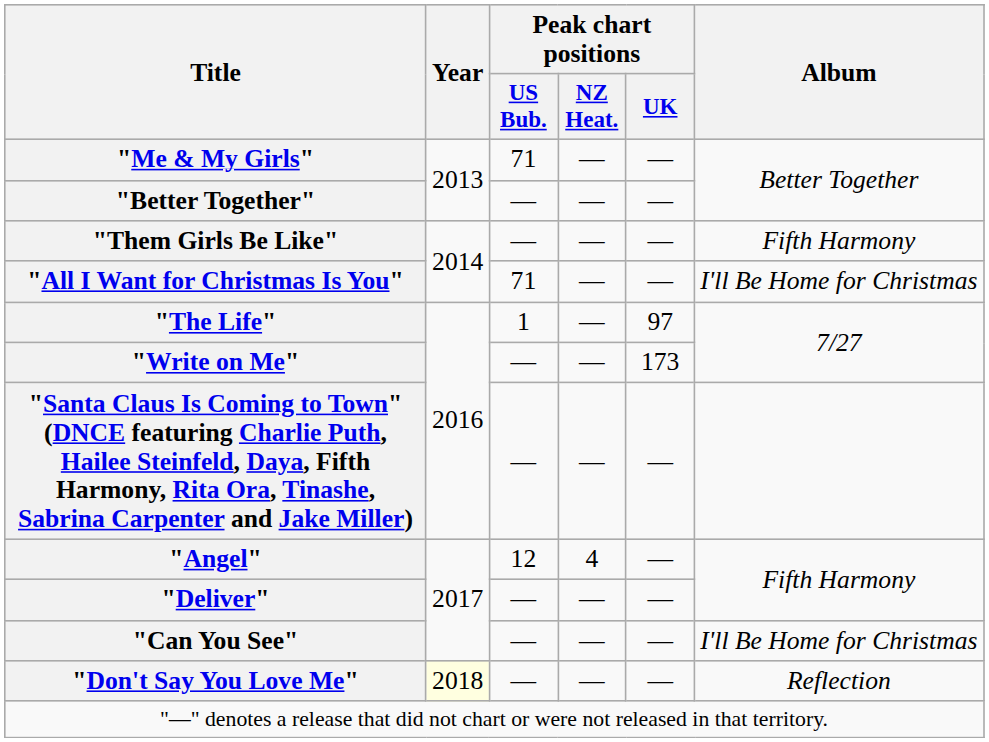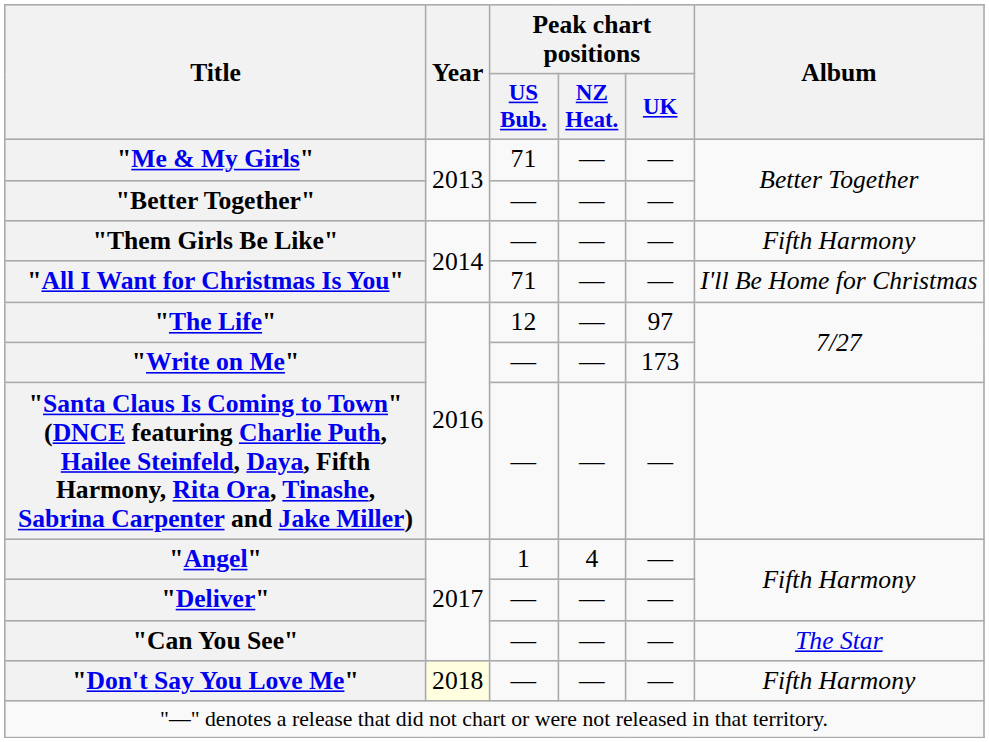(523, 321) 1 -> (523, 321) 12
(523, 558) 12 -> (523, 558) 1
(839, 640) I'll Be Home for Christmas -> (839, 640) The Star
(839, 680) Reflection -> (839, 680) Fifth Harmony
